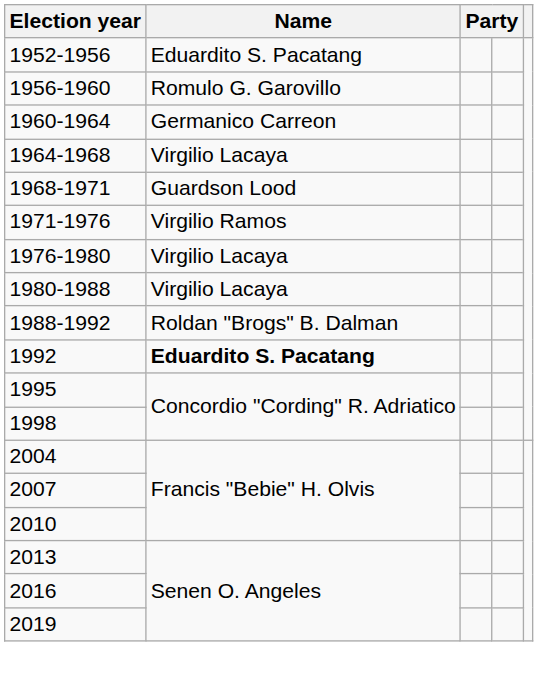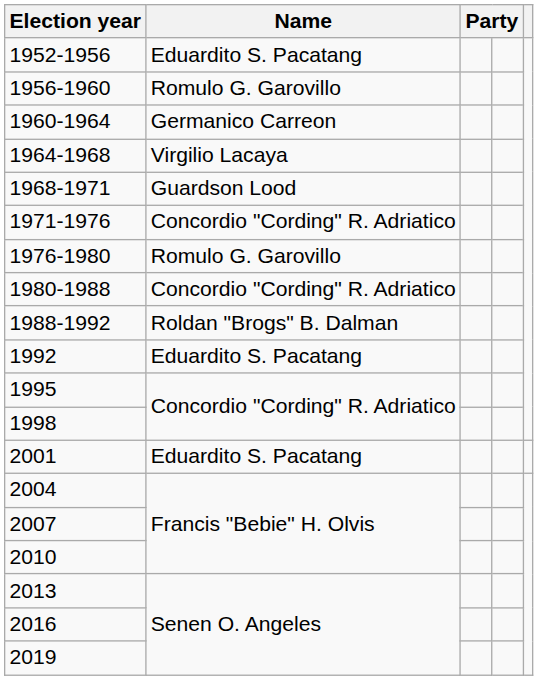(219, 222) Virgilio Ramos -> (303, 222) Concordio "Cording" R. Adriatico
(219, 255) Virgilio Lacaya -> (246, 255) Romulo G. Garovillo
(219, 289) Virgilio Lacaya -> (303, 289) Concordio "Cording" R. Adriatico
(263, 356) bold -> (256, 356) normal
+ row: (33, 456)
